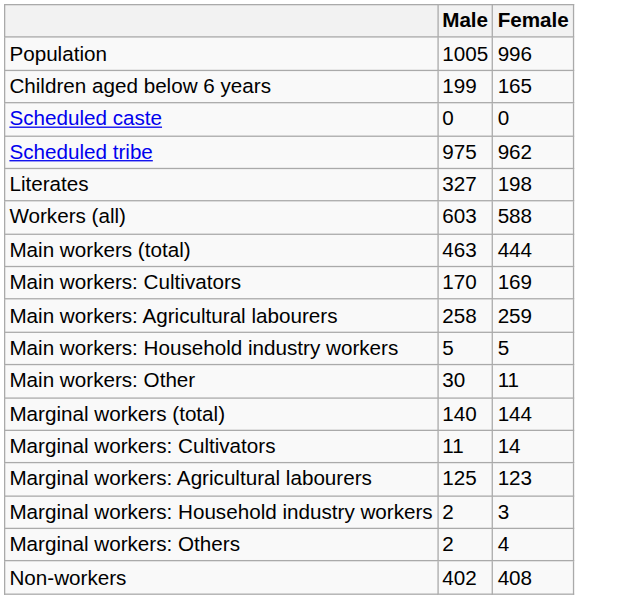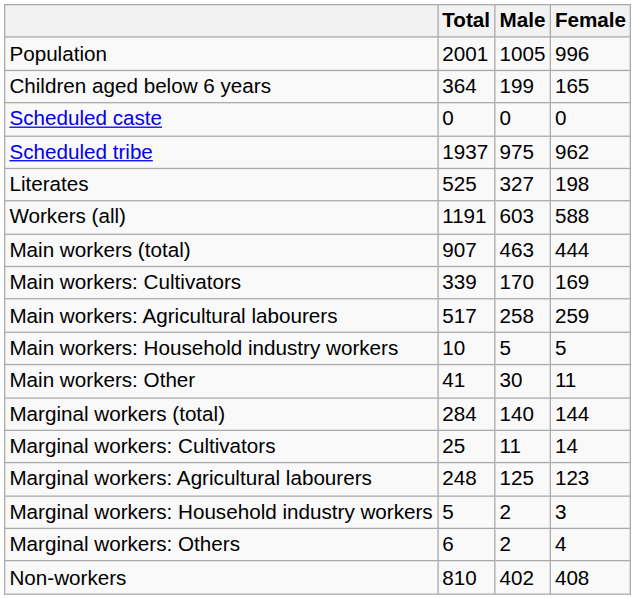+ column: (466, 20)
